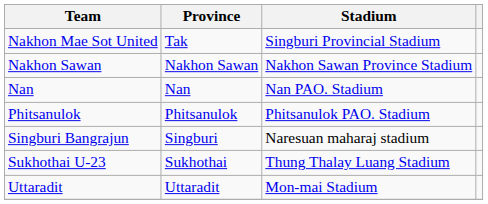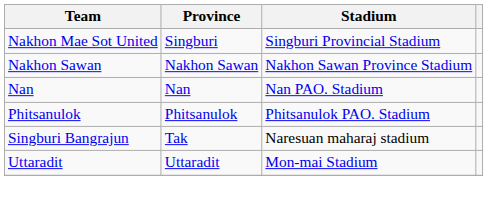(176, 41) Tak -> (191, 41) Singburi
(191, 138) Singburi -> (176, 138) Tak
- row: (57, 162)
